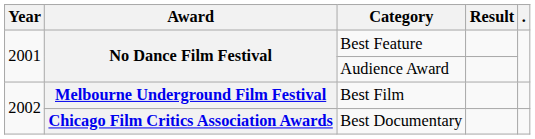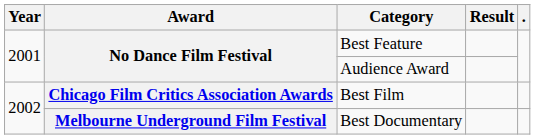(191, 95) Melbourne Underground Film Festival -> (191, 95) Chicago Film Critics Association Awards
(191, 120) Chicago Film Critics Association Awards -> (191, 120) Melbourne Underground Film Festival
